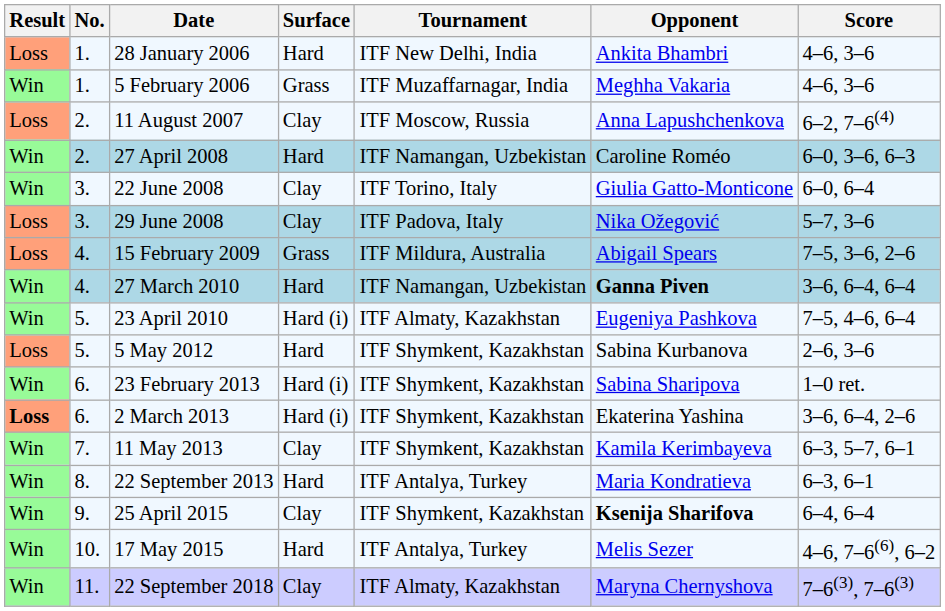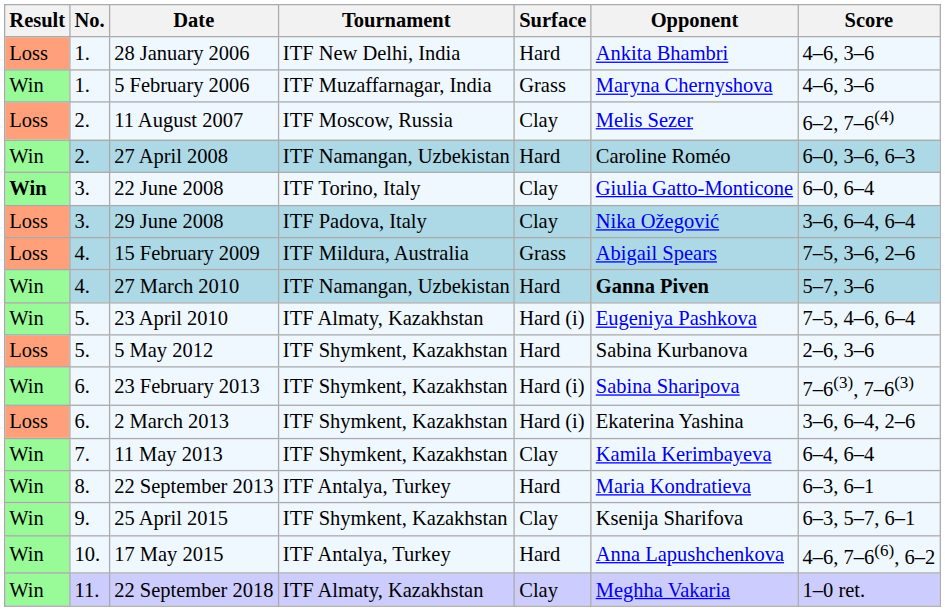columns swapped: (473, 20) <-> (316, 20)
(663, 85) Meghha Vakaria -> (684, 85) Maryna Chernyshova
(690, 120) Anna Lapushchenkova -> (644, 120) Melis Sezer
(27, 188) normal -> (28, 188) bold
(838, 221) 5–7, 3–6 -> (859, 221) 3–6, 6–4, 6–4
(859, 286) 3–6, 6–4, 6–4 -> (838, 286) 5–7, 3–6
(834, 383) 1–0 ret. -> (858, 386) 7–6(3), 7–6(3)
(29, 416) bold -> (29, 421) normal
(859, 448) 6–3, 5–7, 6–1 -> (838, 454) 6–4, 6–4
(675, 513) bold -> (669, 519) normal
(838, 513) 6–4, 6–4 -> (859, 519) 6–3, 5–7, 6–1
(644, 548) Melis Sezer -> (690, 554) Anna Lapushchenkova
(684, 586) Maryna Chernyshova -> (663, 589) Meghha Vakaria
(858, 586) 7–6(3), 7–6(3) -> (834, 589) 1–0 ret.
